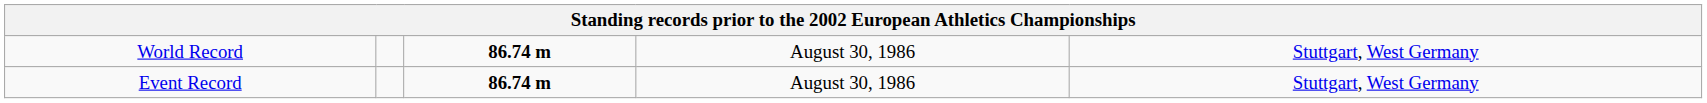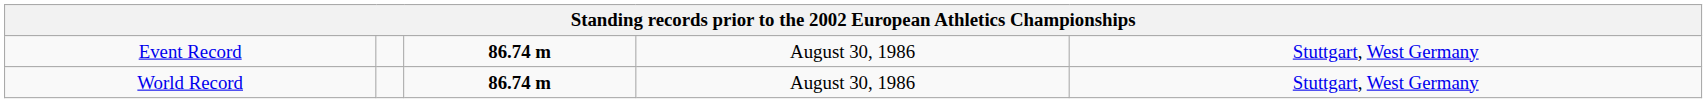rows swapped: (190, 50) <-> (190, 81)
